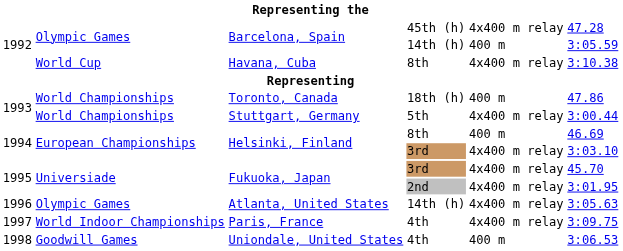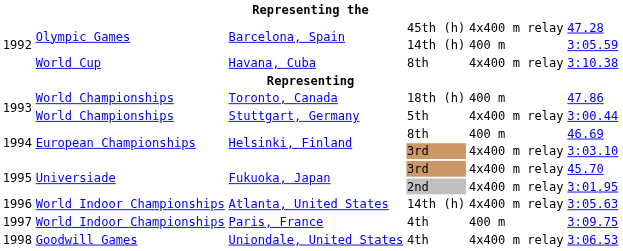(83, 204) Olympic Games -> (130, 204) World Indoor Championships
(516, 222) 4x400 m relay -> (487, 222) 400 m
(487, 239) 400 m -> (516, 239) 4x400 m relay
